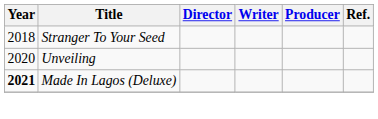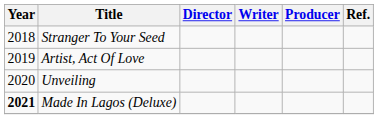+ row: (93, 59)
